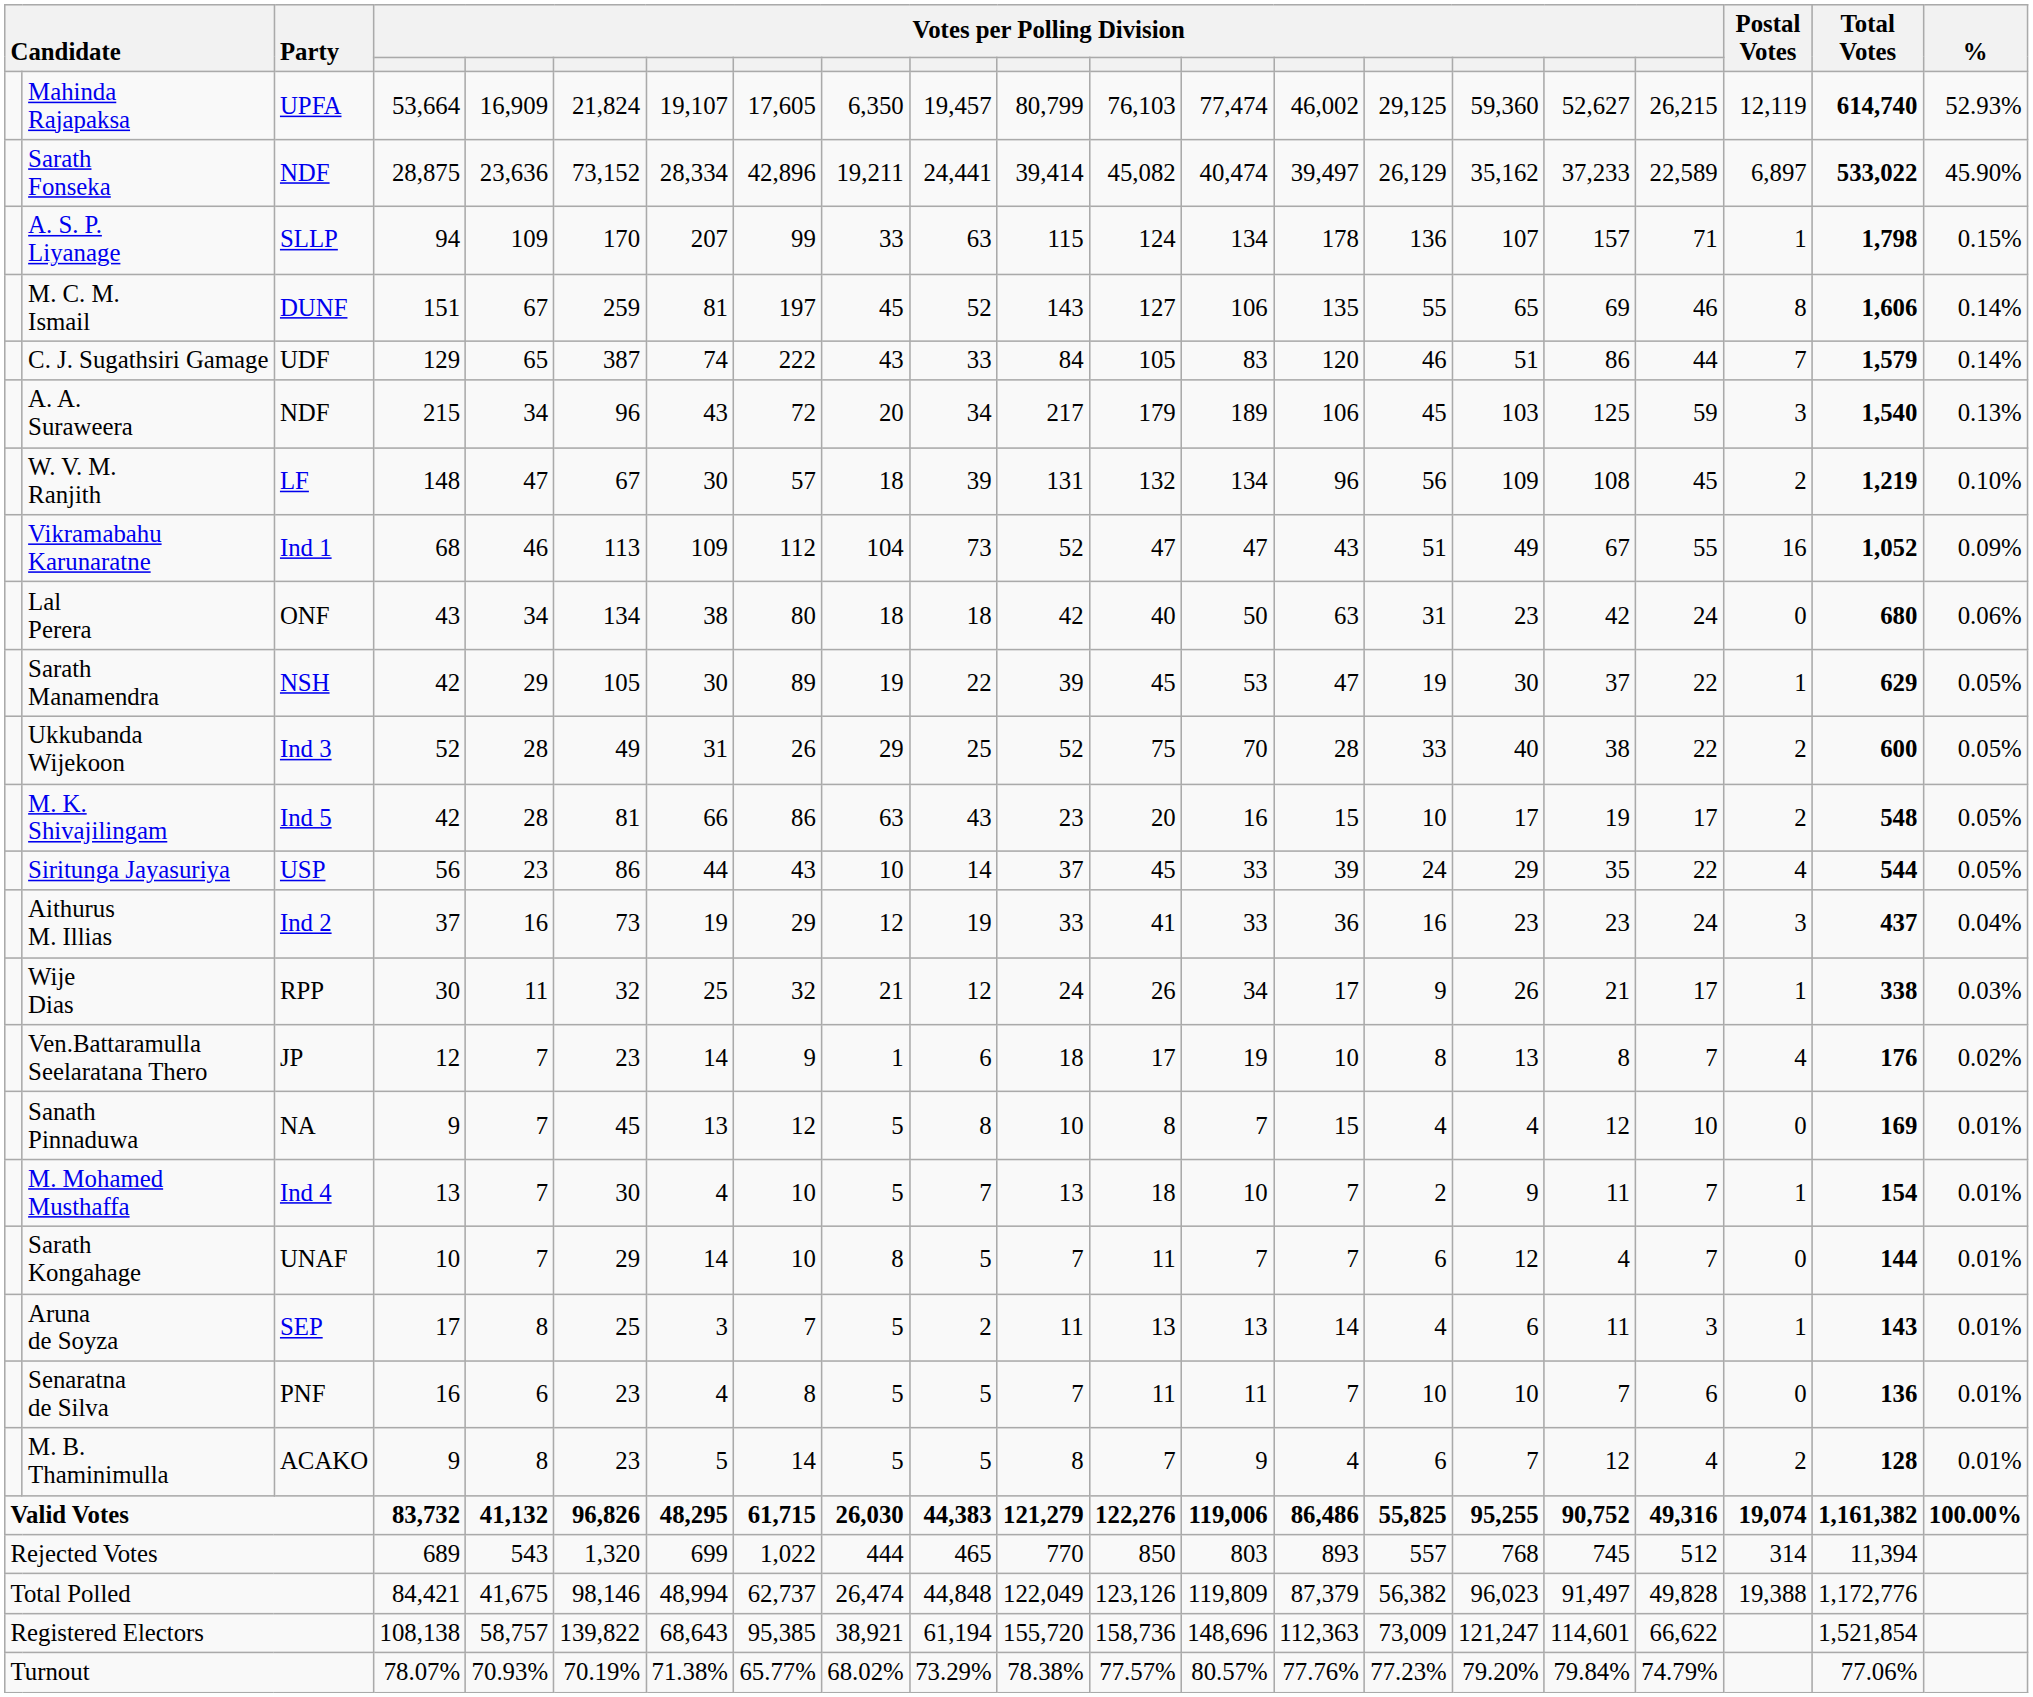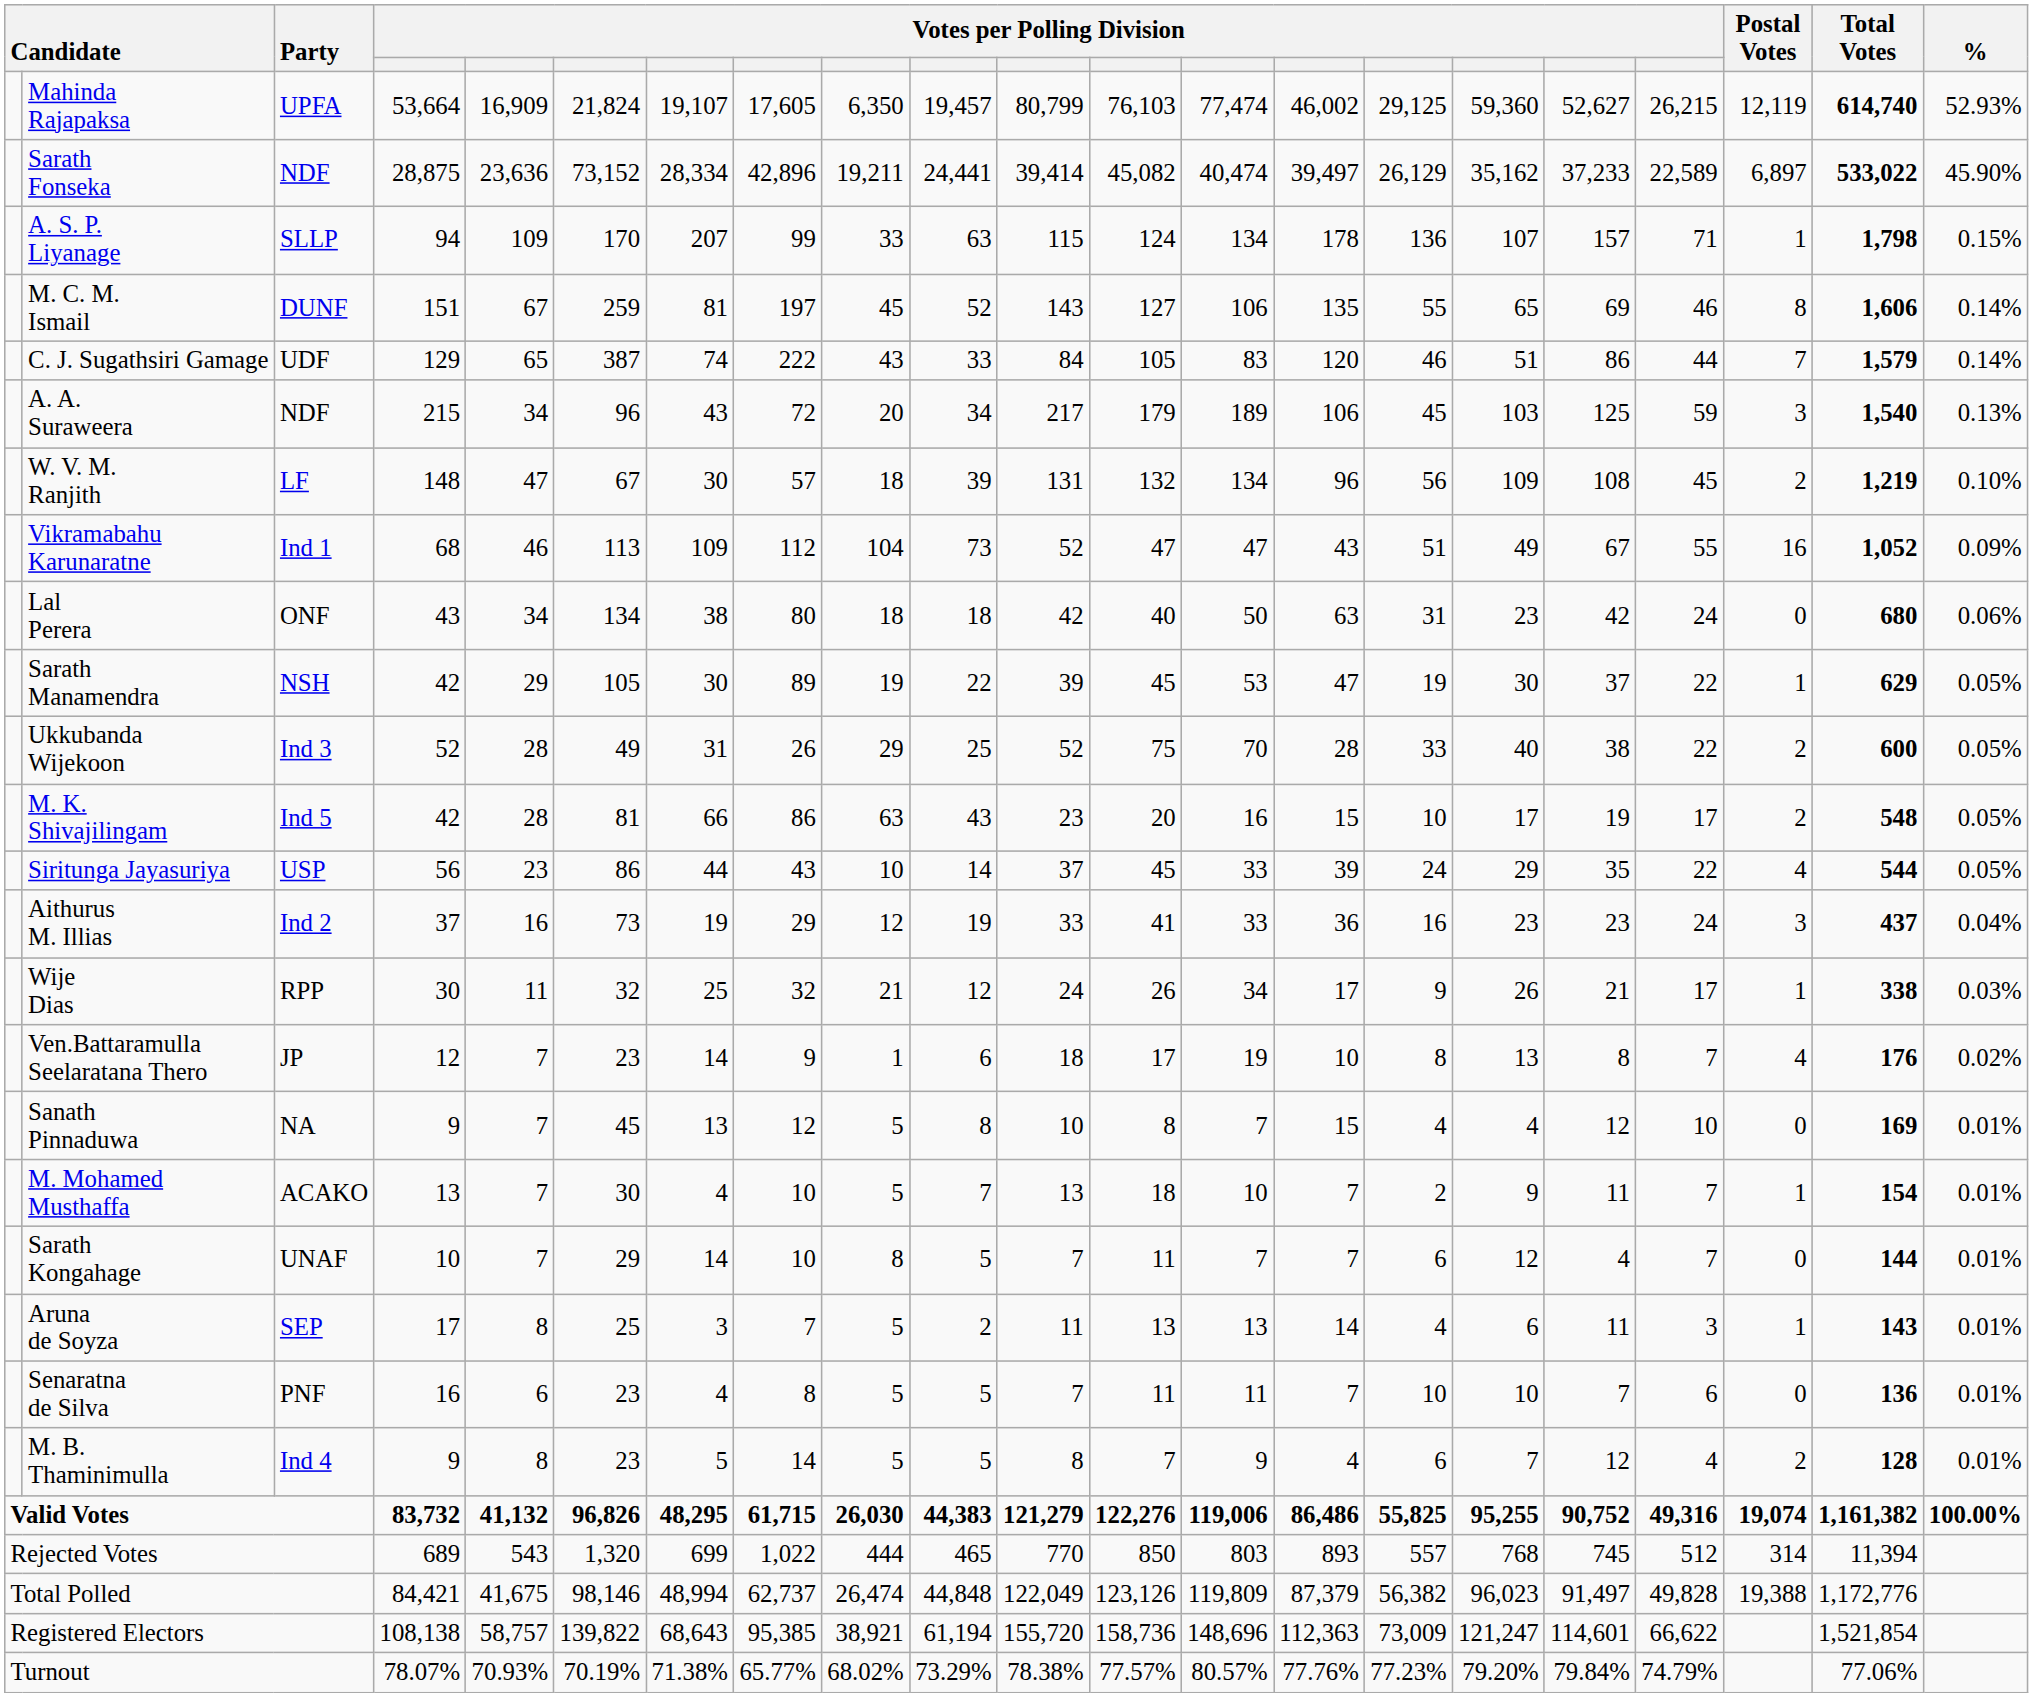(306, 1192) Ind 4 -> (324, 1192) ACAKO
(324, 1461) ACAKO -> (306, 1461) Ind 4
